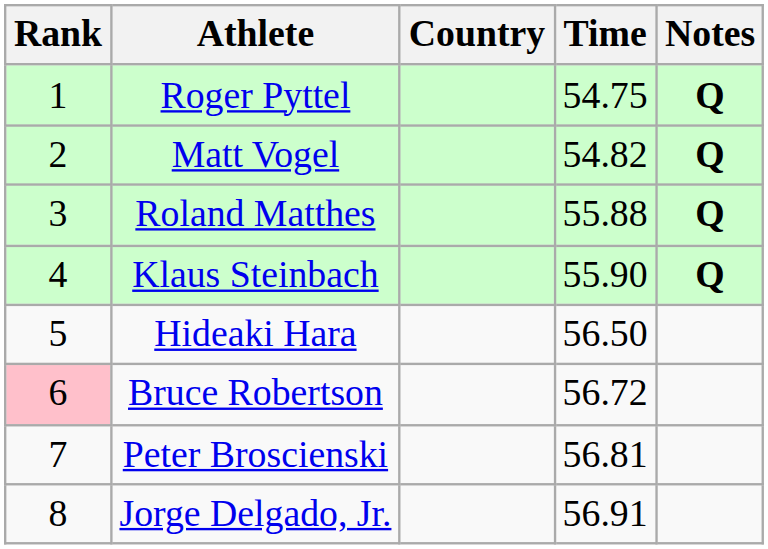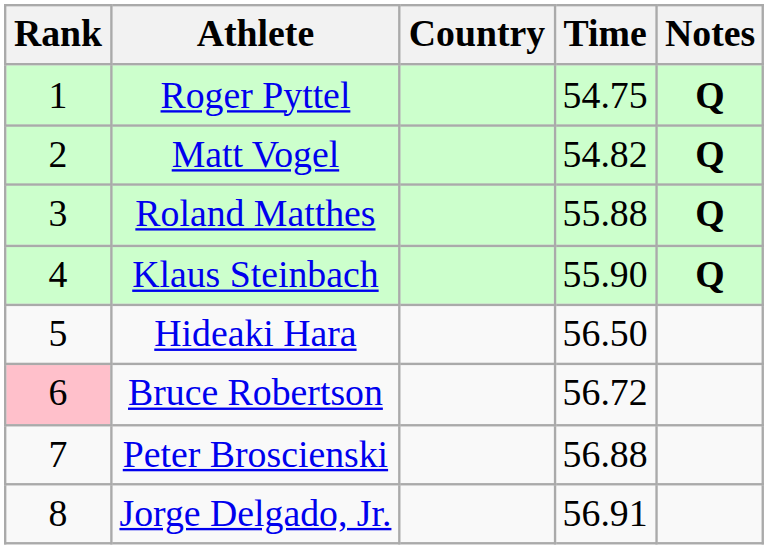(605, 453) 56.81 -> (605, 453) 56.88
